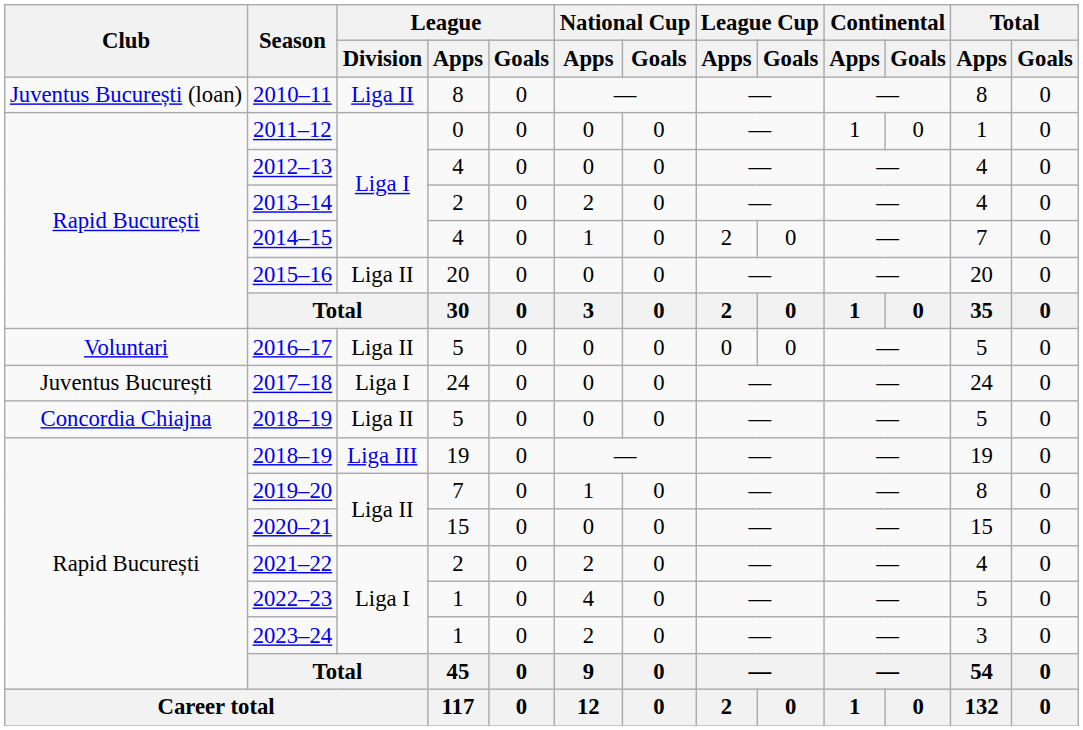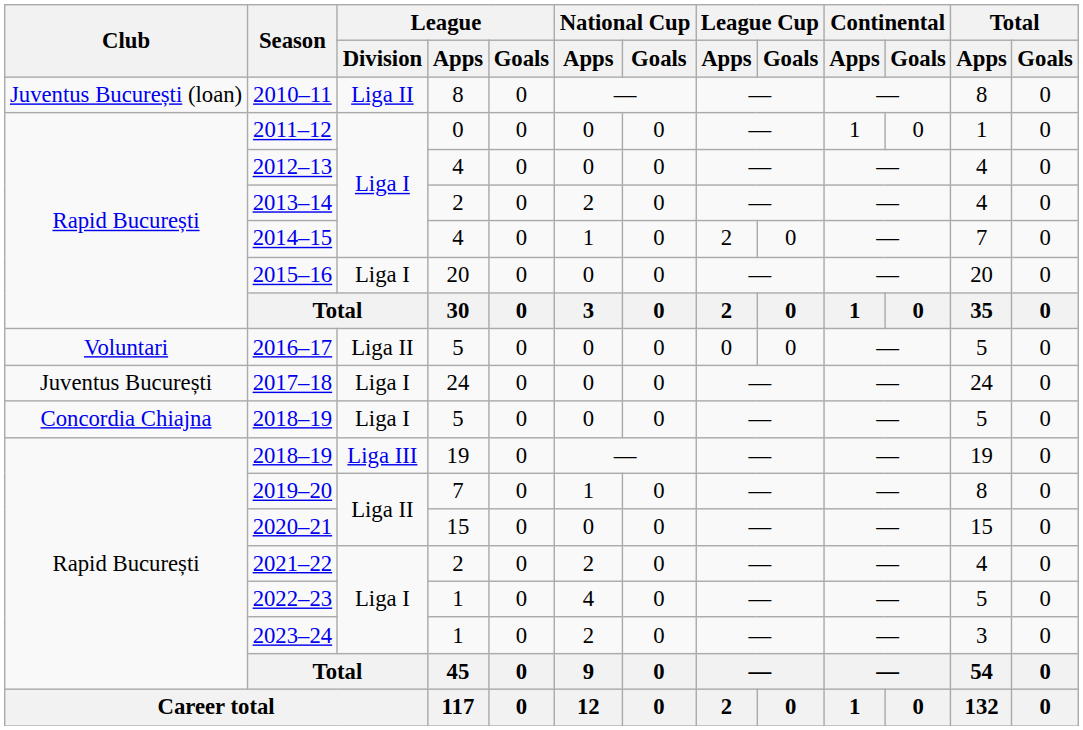(382, 274) Liga II -> (382, 274) Liga I
(382, 418) Liga II -> (382, 418) Liga I
